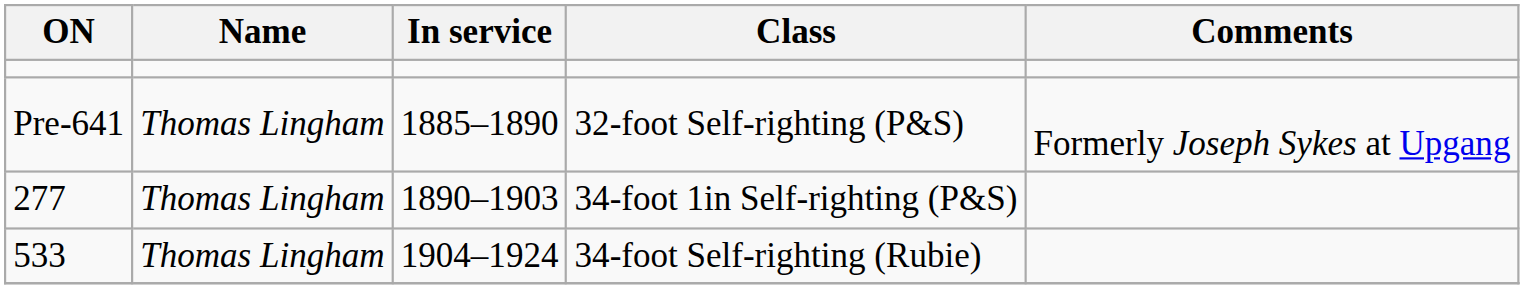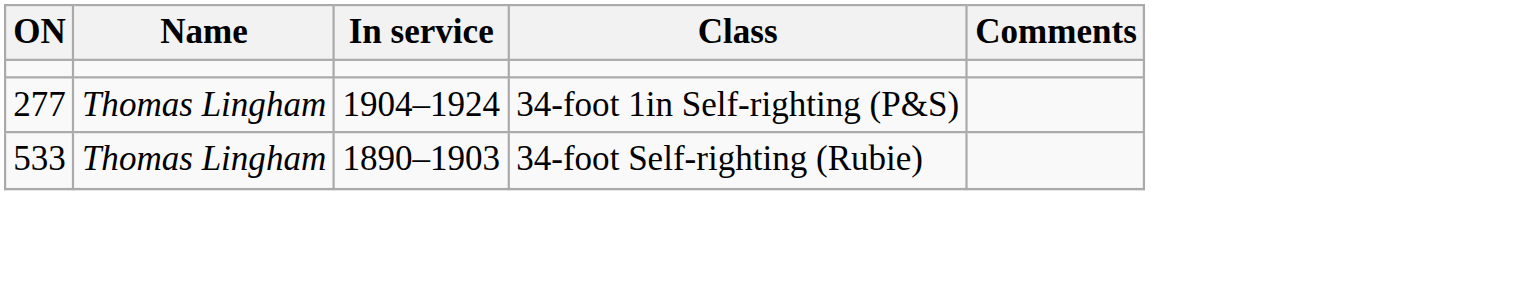- row: (69, 123)
(480, 198) 1890–1903 -> (421, 104) 1904–1924
(480, 254) 1904–1924 -> (421, 159) 1890–1903
